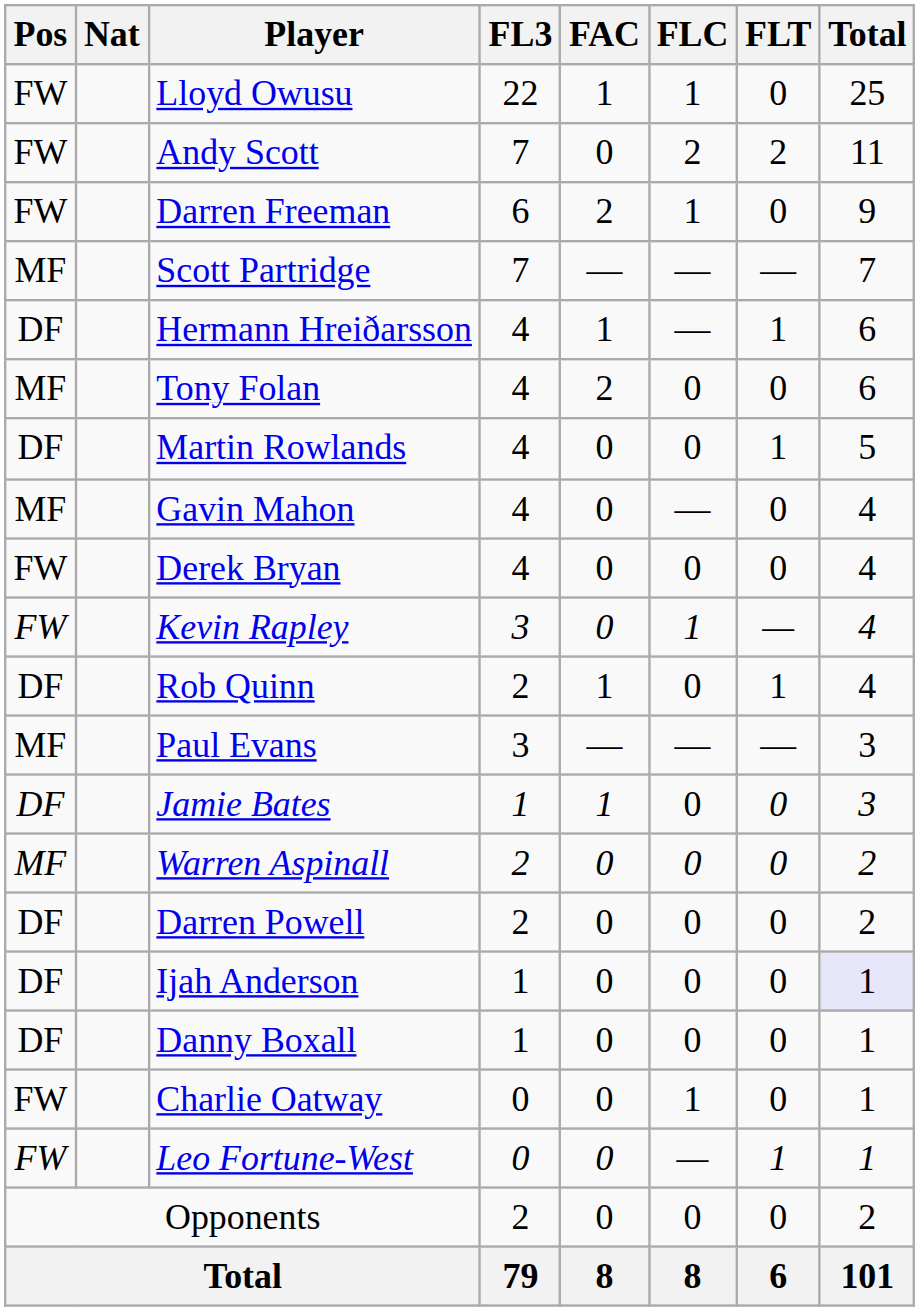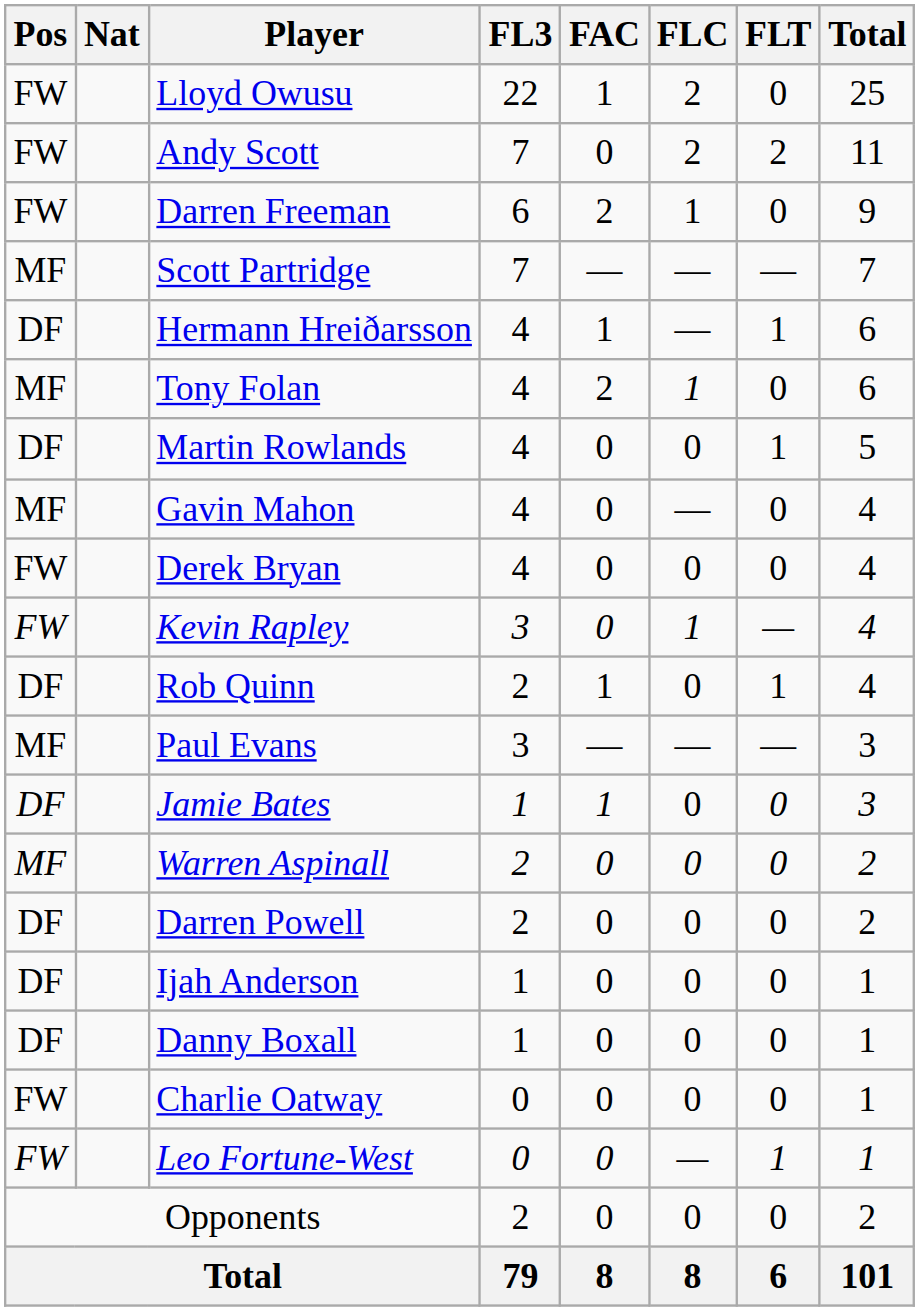(693, 93) 1 -> (693, 93) 2
(693, 389) 0 -> (693, 389) 1
(867, 980) lavender background -> (867, 980) no background
(693, 1098) 1 -> (693, 1098) 0
